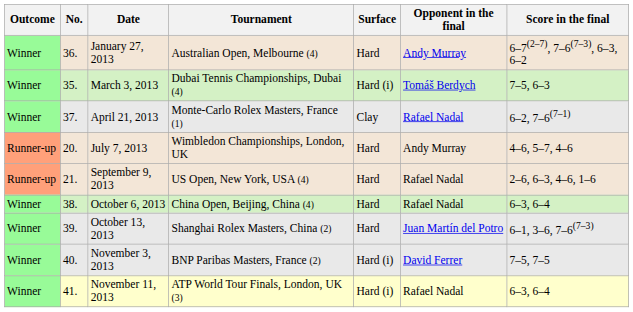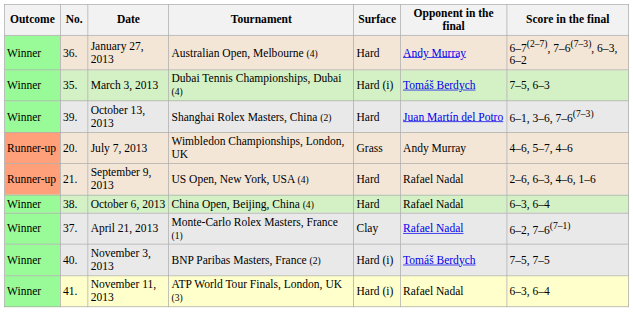rows swapped: (124, 116) <-> (118, 228)
(368, 148) Hard -> (370, 148) Grass
(433, 260) David Ferrer -> (439, 260) Tomáš Berdych
